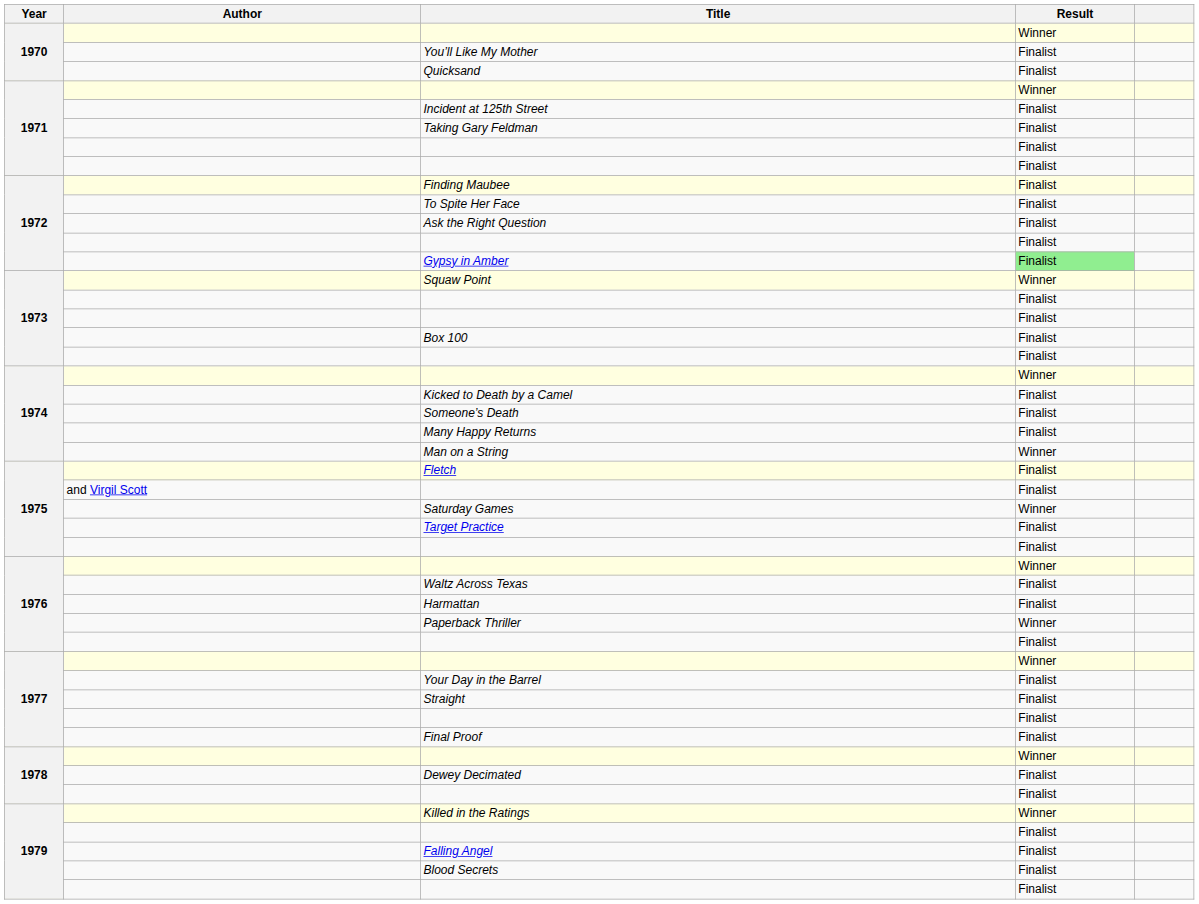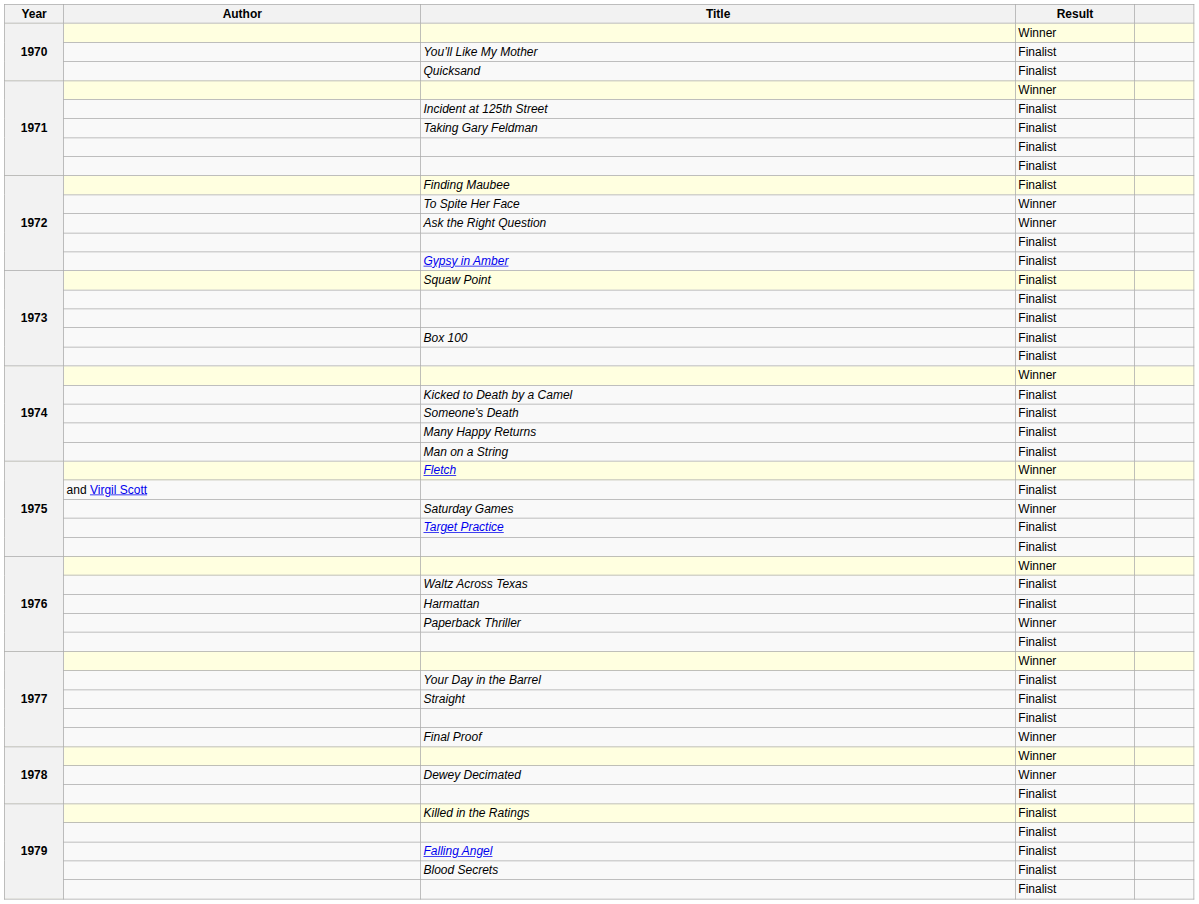(1037, 204) Finalist -> (1037, 204) Winner
(1037, 223) Finalist -> (1037, 223) Winner
(1037, 261) lightgreen background -> (1037, 261) no background
(1037, 280) Winner -> (1037, 280) Finalist
(1037, 451) Winner -> (1037, 451) Finalist
(1037, 470) Finalist -> (1037, 470) Winner
(1037, 737) Finalist -> (1037, 737) Winner
(1037, 775) Finalist -> (1037, 775) Winner
(1037, 813) Winner -> (1037, 813) Finalist
